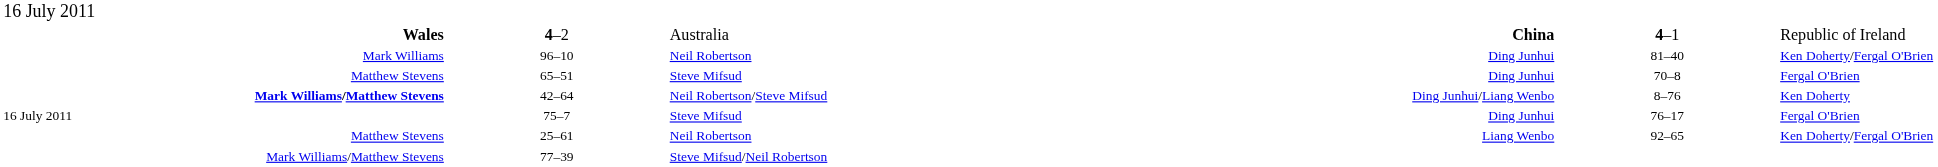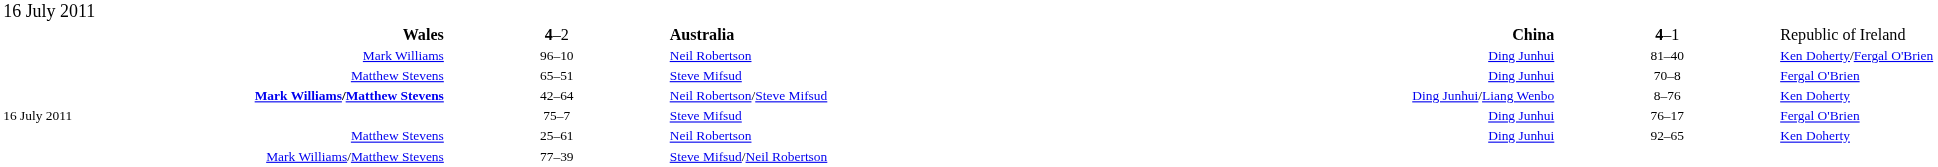(699, 34) normal -> (702, 34) bold
(1518, 136) Liang Wenbo -> (1521, 136) Ding Junhui
(1857, 136) Ken Doherty/Fergal O'Brien -> (1815, 136) Ken Doherty
